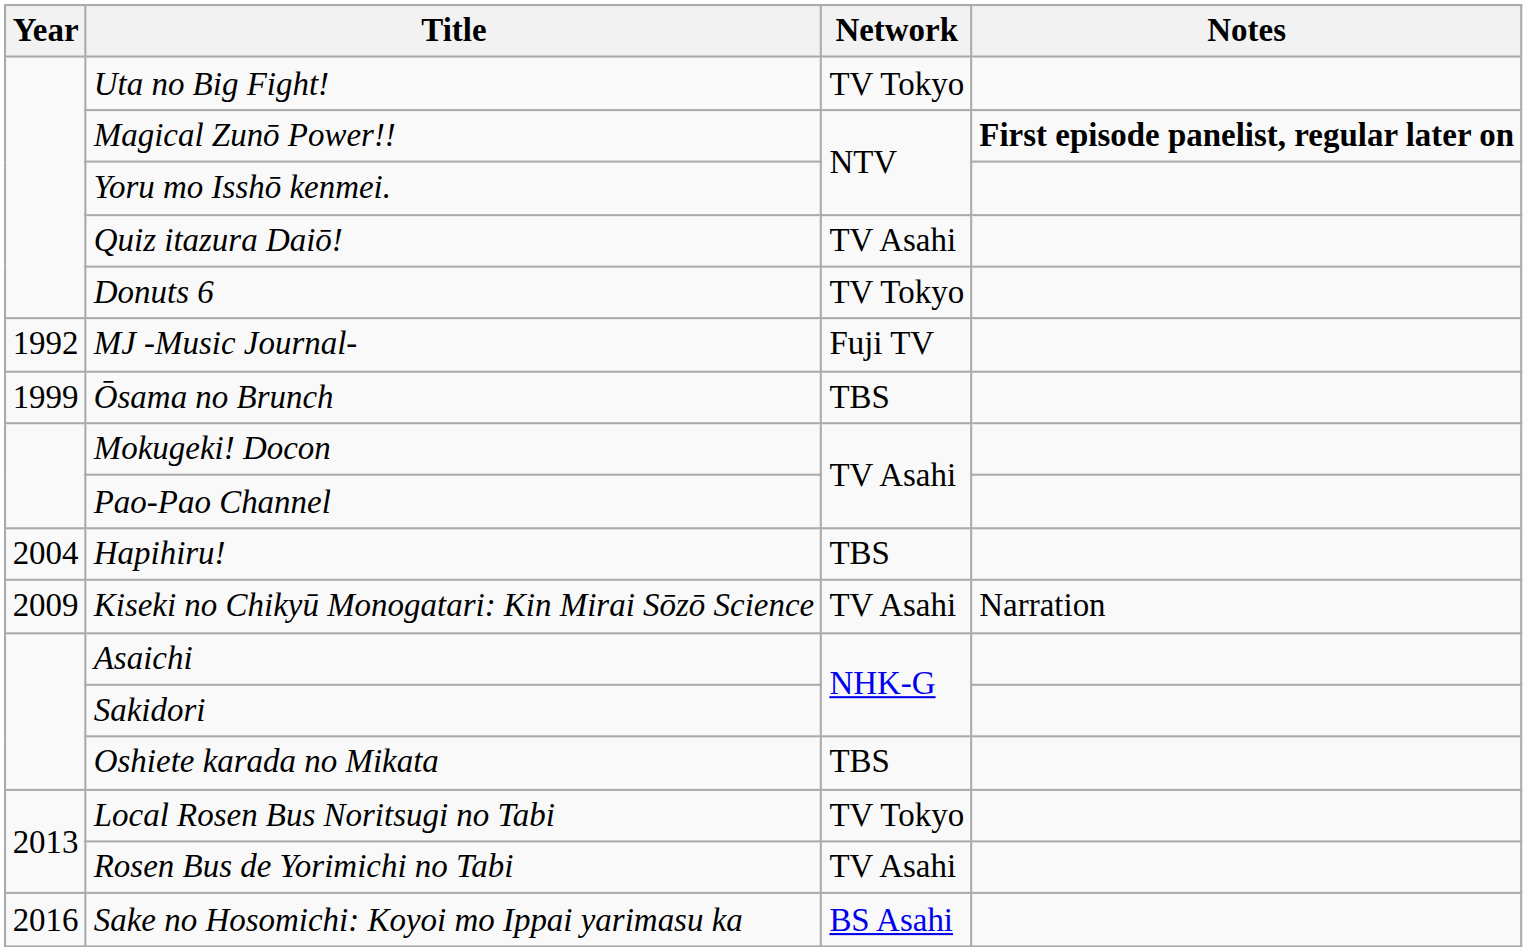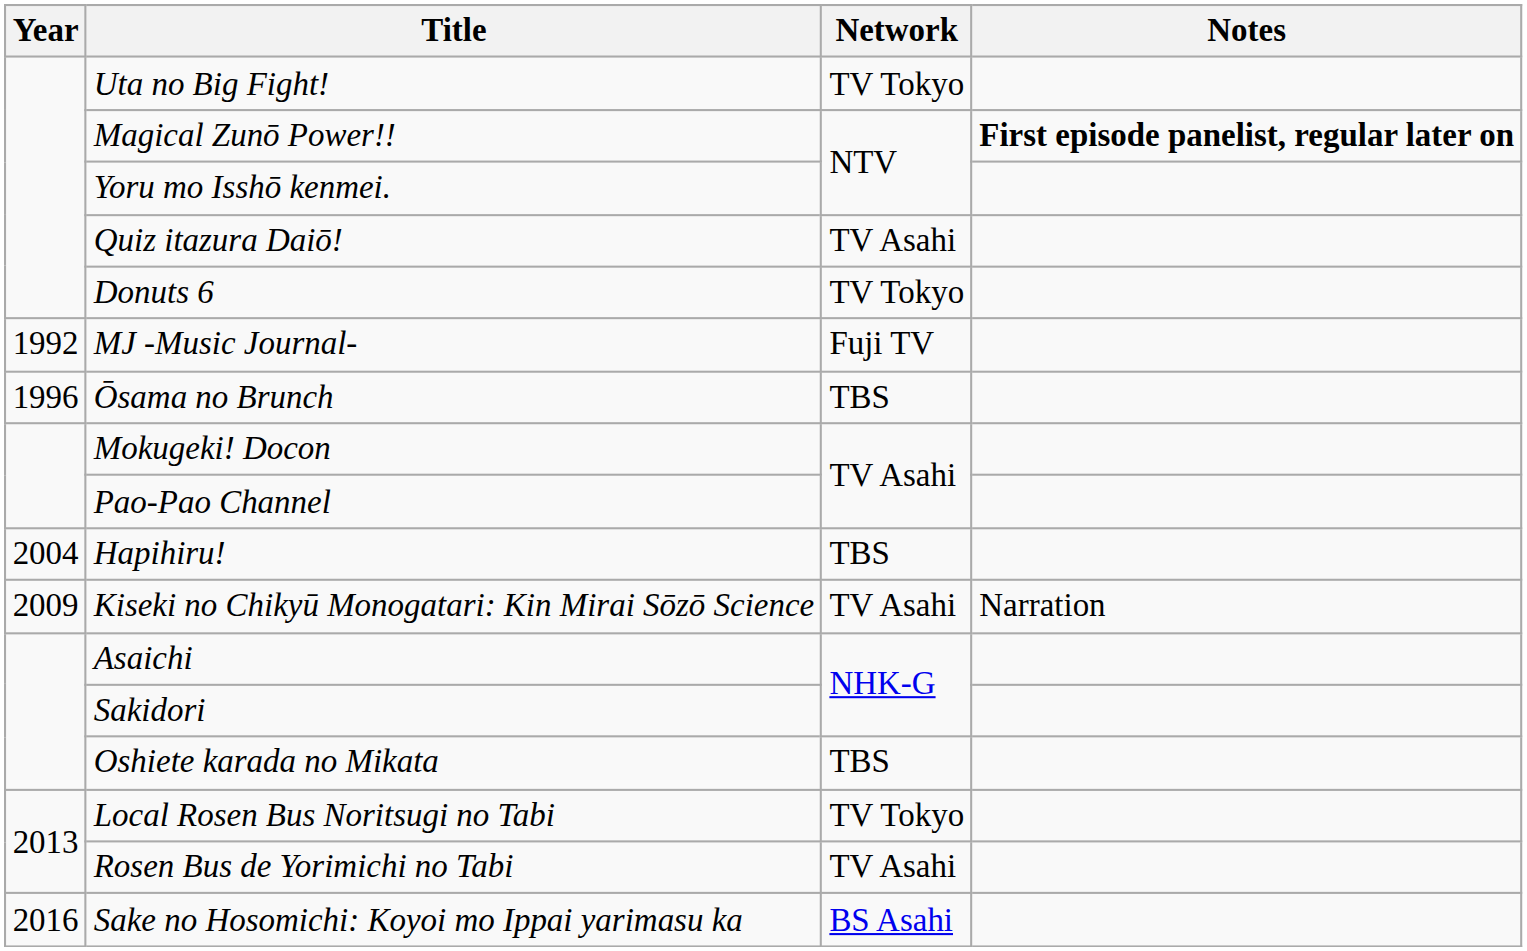(46, 396) 1999 -> (46, 396) 1996
